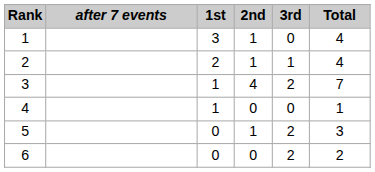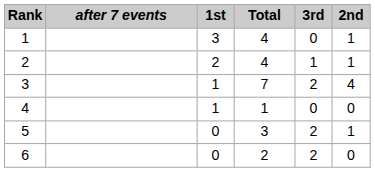columns swapped: (253, 15) <-> (340, 15)
